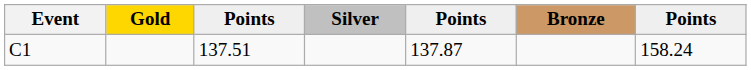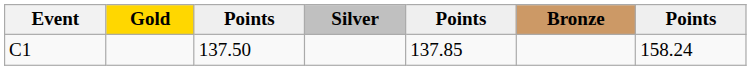(225, 49) 137.51 -> (225, 49) 137.50
(436, 49) 137.87 -> (436, 49) 137.85
